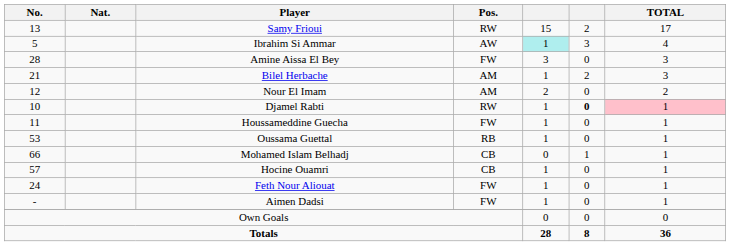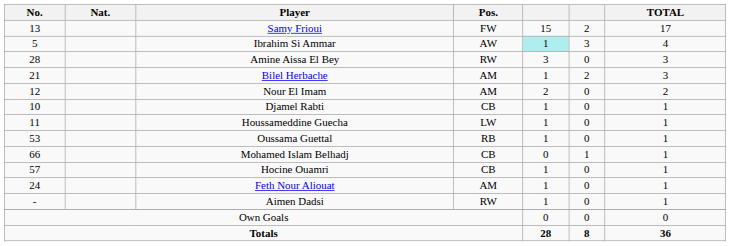(488, 28) RW -> (488, 28) FW
(488, 60) FW -> (488, 60) RW
(488, 107) RW -> (488, 107) CB
(587, 107) bold -> (587, 107) normal
(665, 107) pink background -> (665, 107) no background
(488, 123) FW -> (488, 123) LW
(488, 186) FW -> (488, 186) AM
(488, 202) FW -> (488, 202) RW
